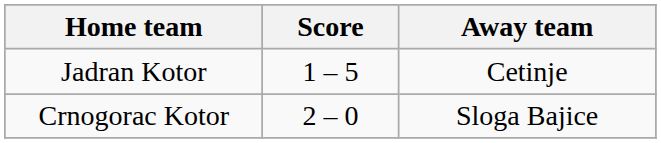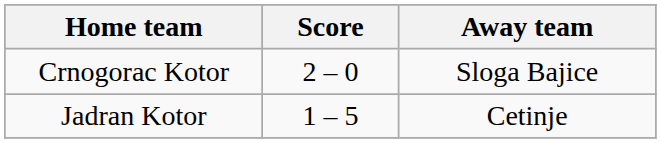rows swapped: (134, 71) <-> (134, 115)
